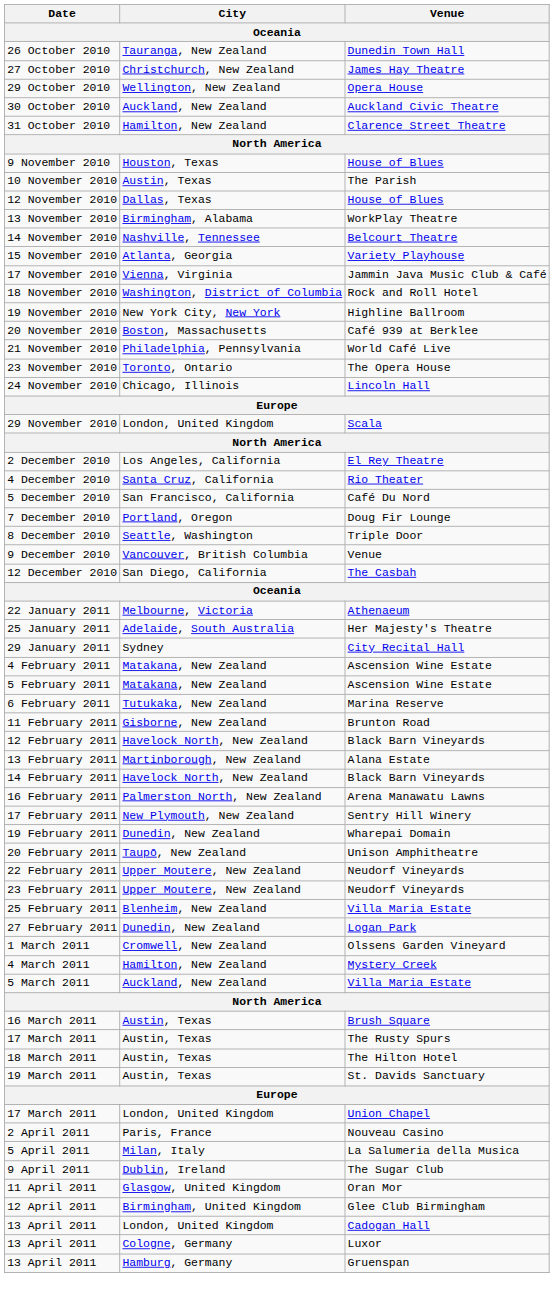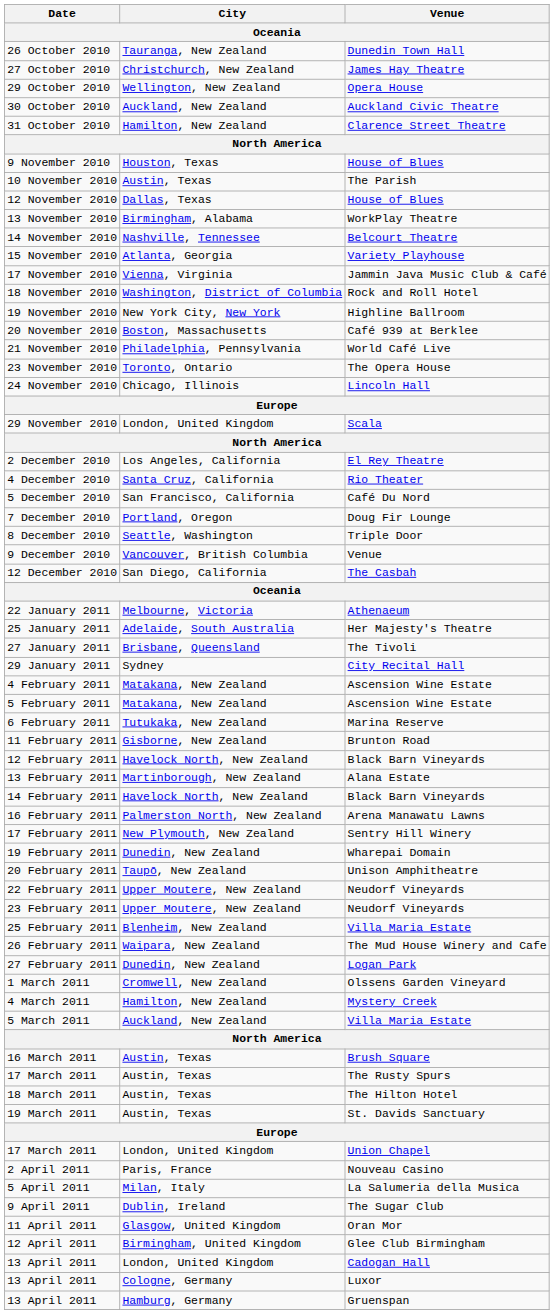+ row: (59, 648)
+ row: (62, 946)
